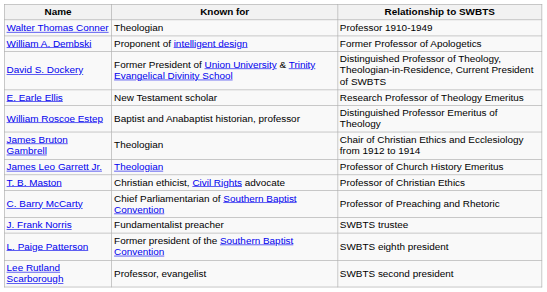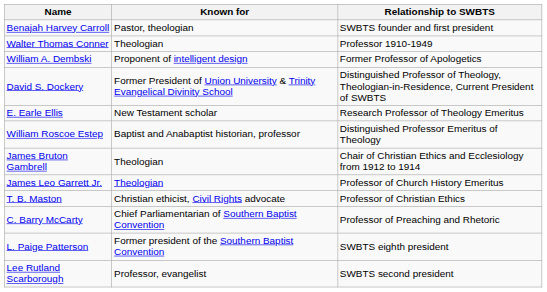+ row: (58, 28)
- row: (39, 225)
